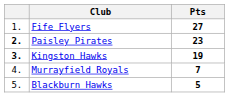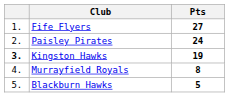(17, 41) bold -> (17, 41) normal
(198, 41) 23 -> (198, 41) 24
(198, 70) 7 -> (198, 70) 8
